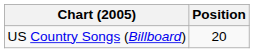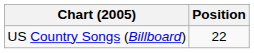(219, 36) 20 -> (219, 36) 22
